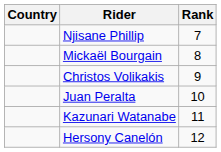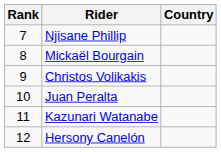columns swapped: (198, 15) <-> (32, 15)
